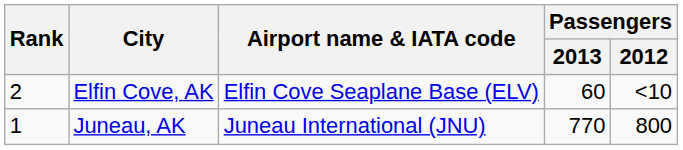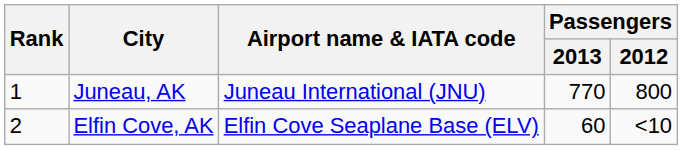rows swapped: (130, 126) <-> (144, 91)
